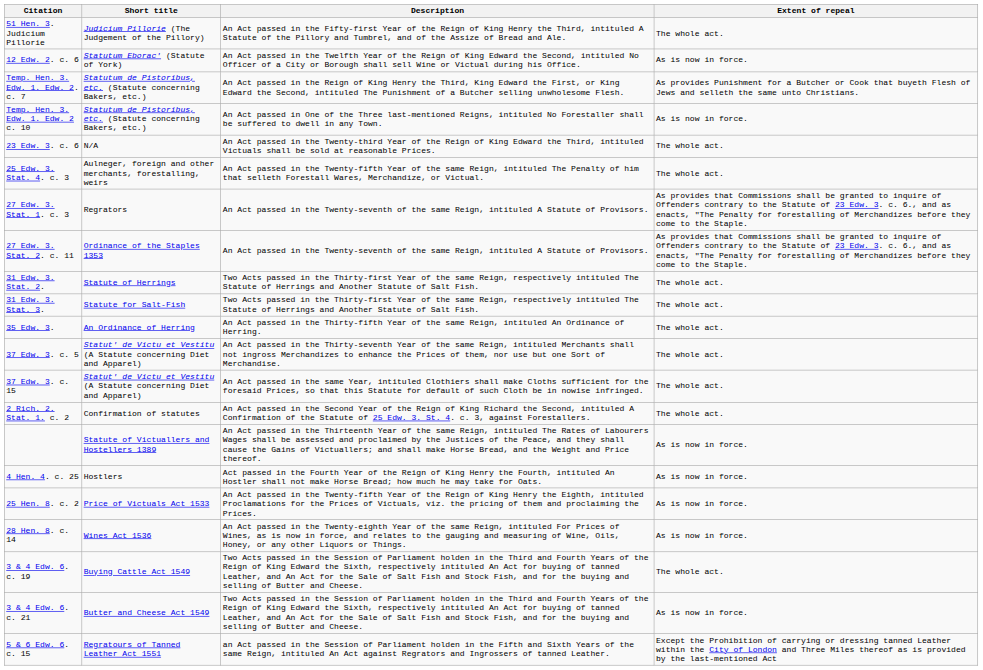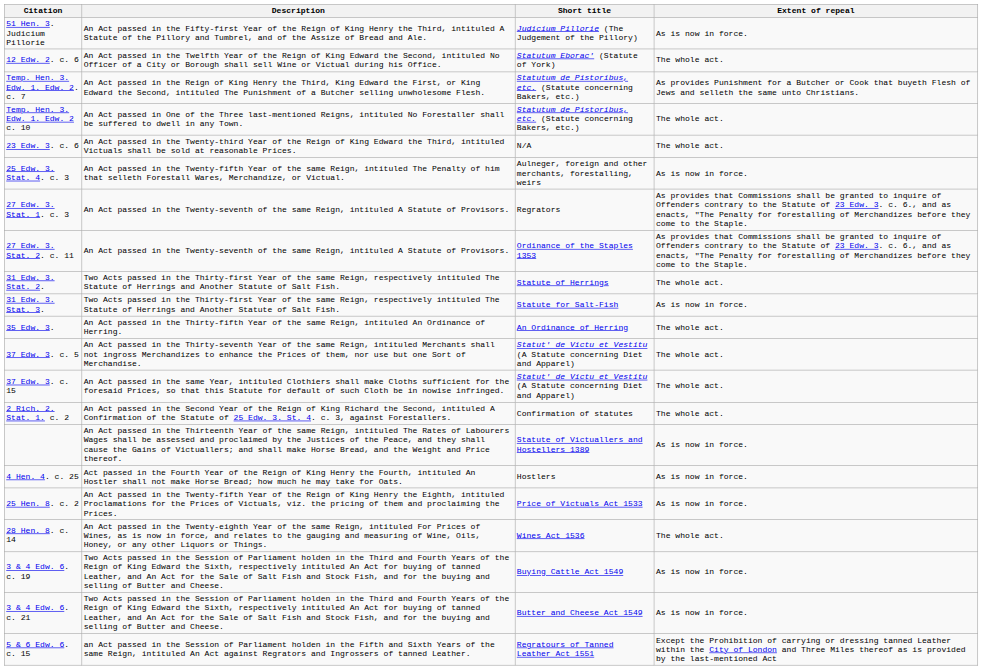columns swapped: (151, 11) <-> (438, 11)
(690, 33) The whole act. -> (702, 33) As is now in force.
(702, 60) As is now in force. -> (690, 60) The whole act.
(702, 119) As is now in force. -> (690, 119) The whole act.
(690, 173) The whole act. -> (702, 173) As is now in force.
(690, 305) The whole act. -> (702, 305) As is now in force.
(702, 536) As is now in force. -> (690, 536) The whole act.
(690, 572) The whole act. -> (702, 572) As is now in force.
